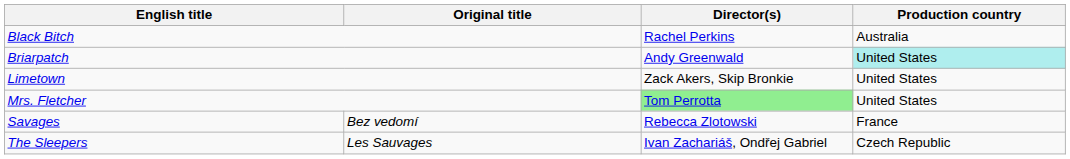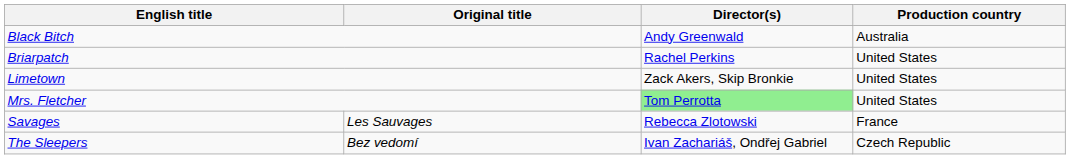(689, 36) Rachel Perkins -> (694, 36) Andy Greenwald
(694, 57) Andy Greenwald -> (689, 57) Rachel Perkins
(897, 57) paleturquoise background -> (897, 57) no background
(382, 121) Bez vedomí -> (390, 121) Les Sauvages
(390, 143) Les Sauvages -> (382, 143) Bez vedomí
